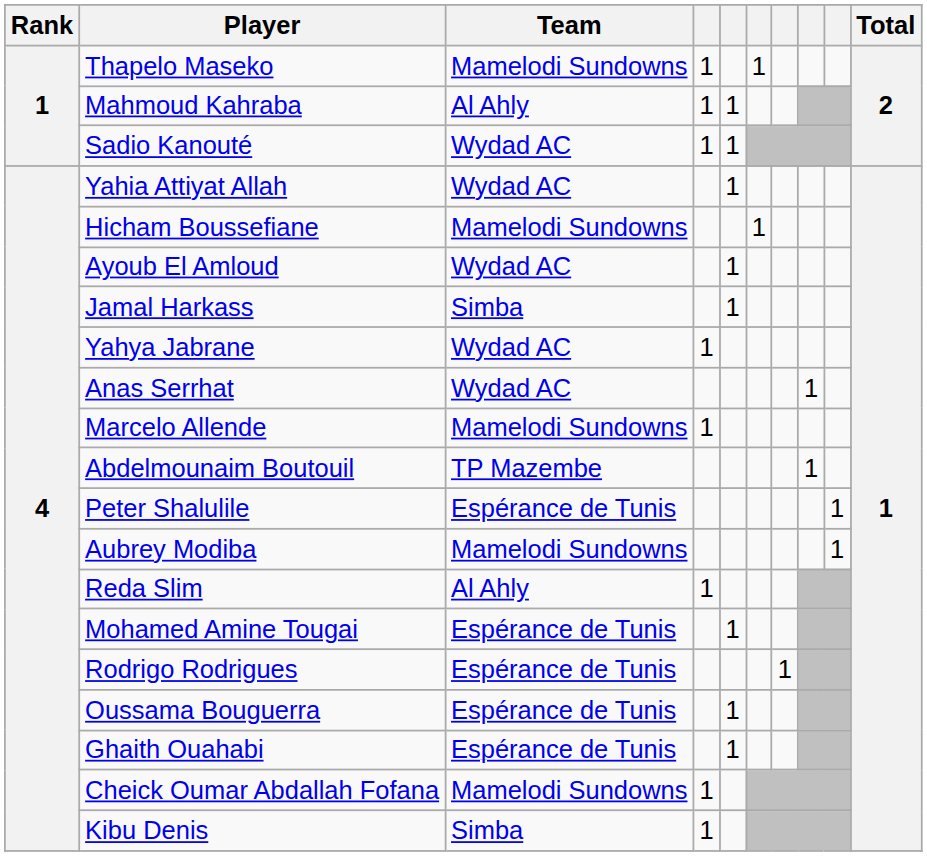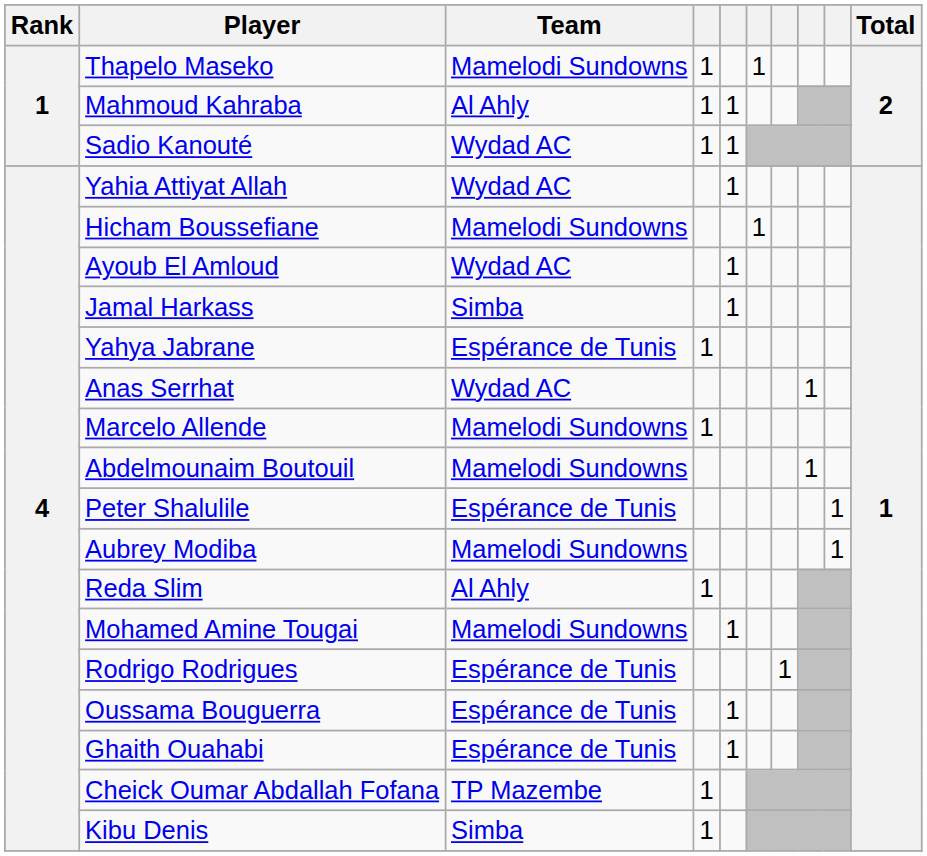(511, 348) Wydad AC -> (564, 348) Espérance de Tunis
(527, 468) TP Mazembe -> (569, 468) Mamelodi Sundowns
(564, 629) Espérance de Tunis -> (569, 629) Mamelodi Sundowns
(569, 790) Mamelodi Sundowns -> (527, 790) TP Mazembe
